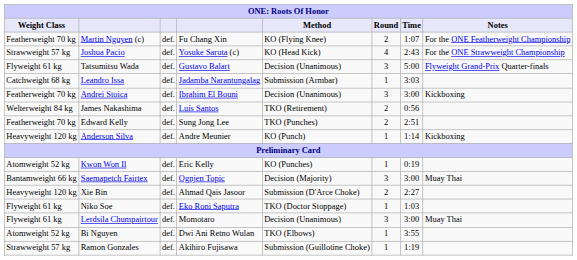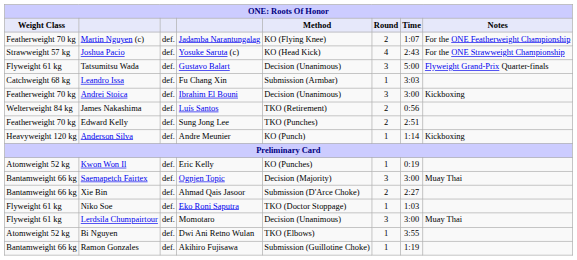(203, 39) Fu Chang Xin -> (220, 39) Jadamba Narantungalag
(220, 80) Jadamba Narantungalag -> (203, 80) Fu Chang Xin
(42, 192) Heavyweight 120 kg -> (42, 192) Bantamweight 66 kg
(38, 247) Strawweight 57 kg -> (42, 247) Bantamweight 66 kg
